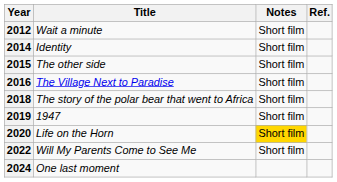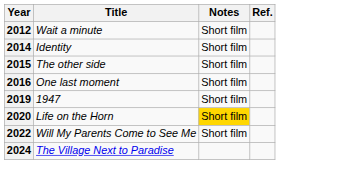(105, 82) The Village Next to Paradise -> (77, 82) One last moment
- row: (19, 99)
(77, 168) One last moment -> (105, 151) The Village Next to Paradise
